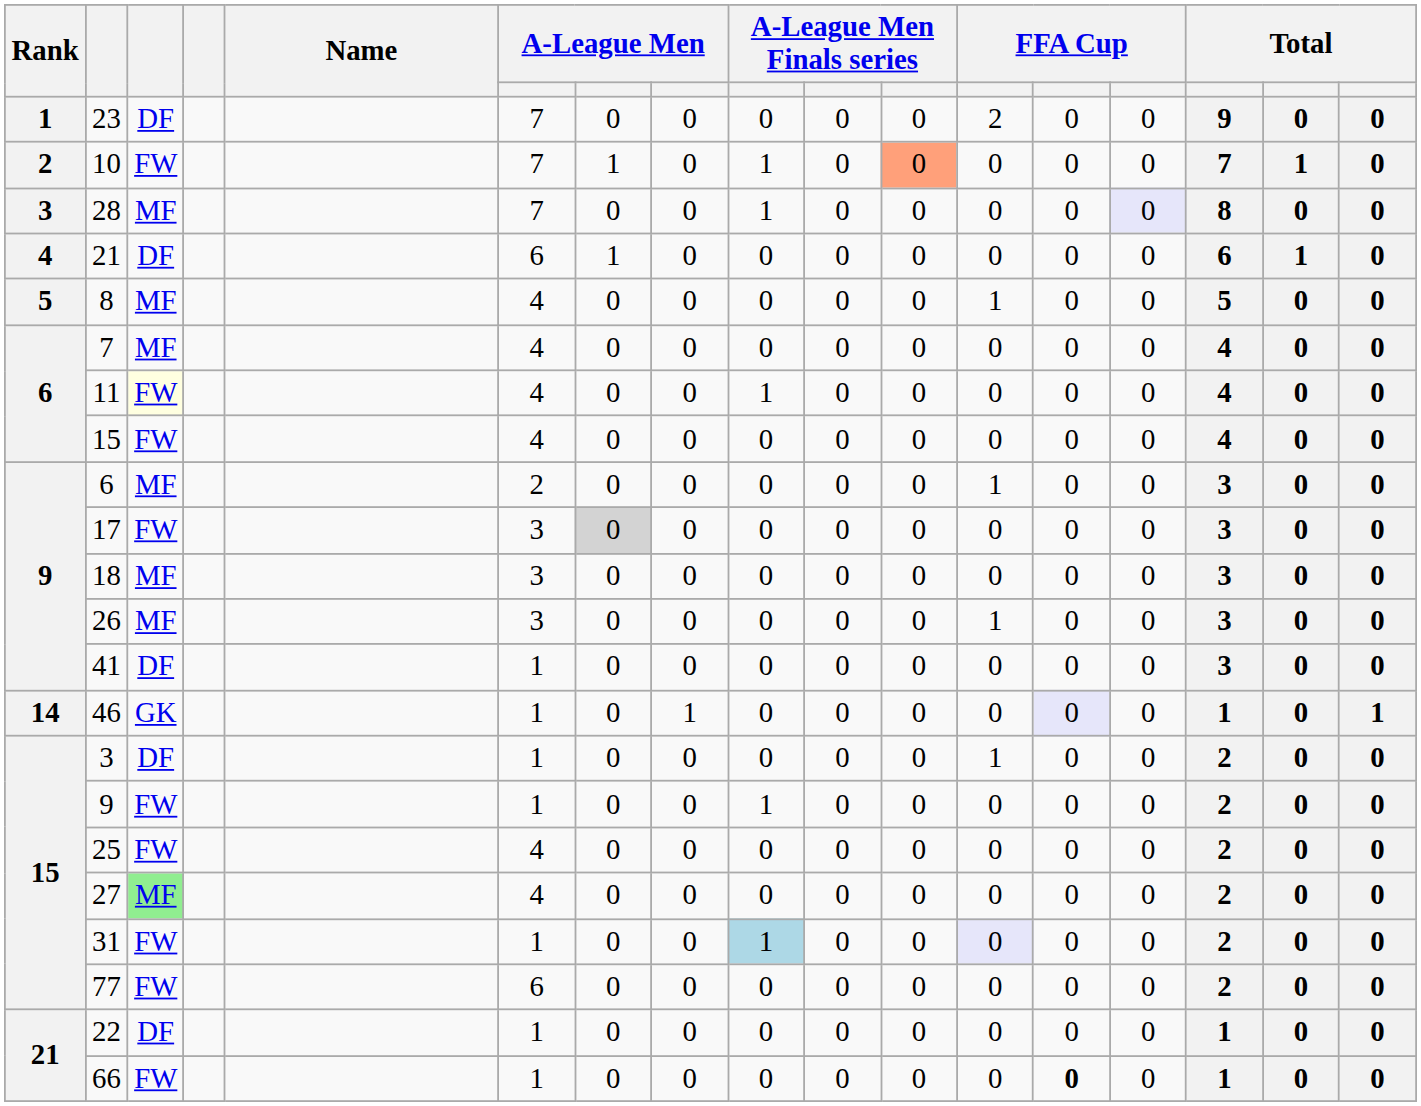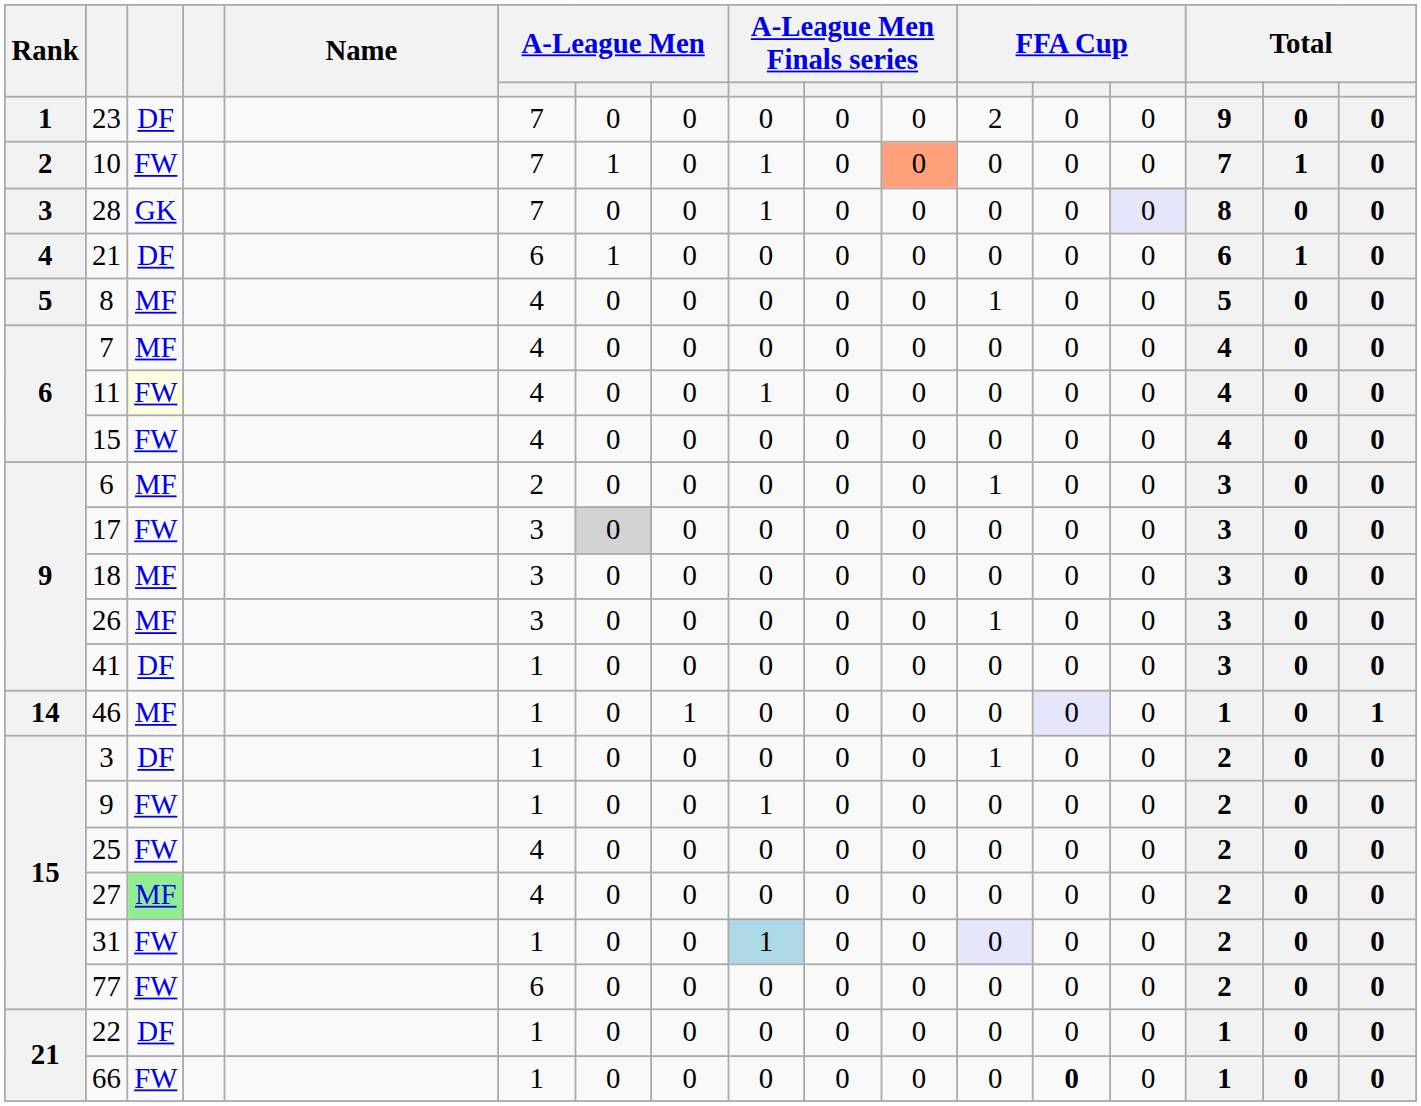(156, 210) MF -> (156, 210) GK
(156, 712) GK -> (156, 712) MF
